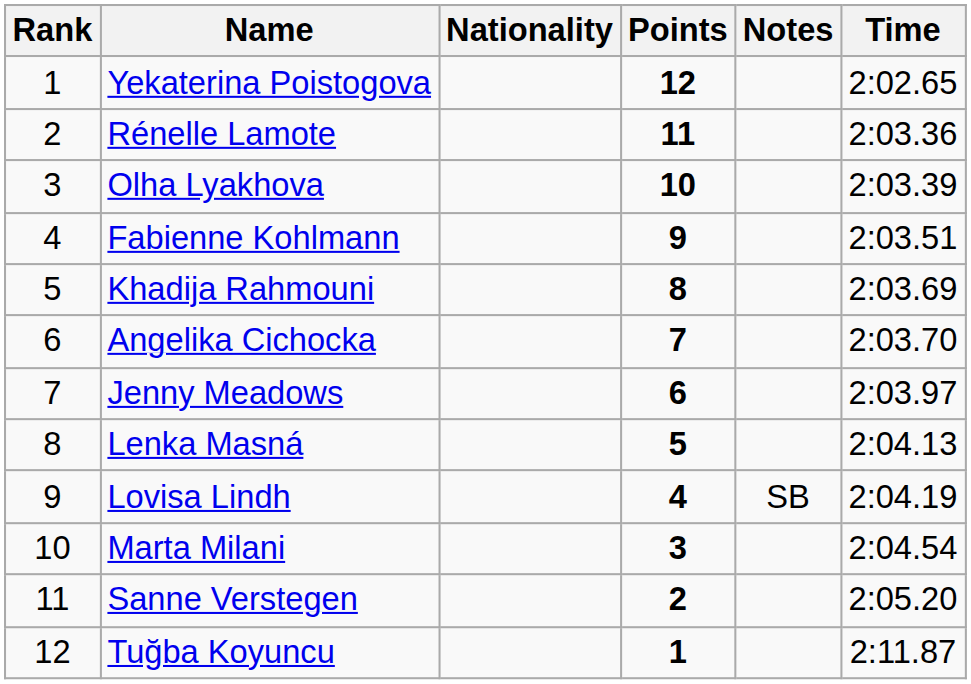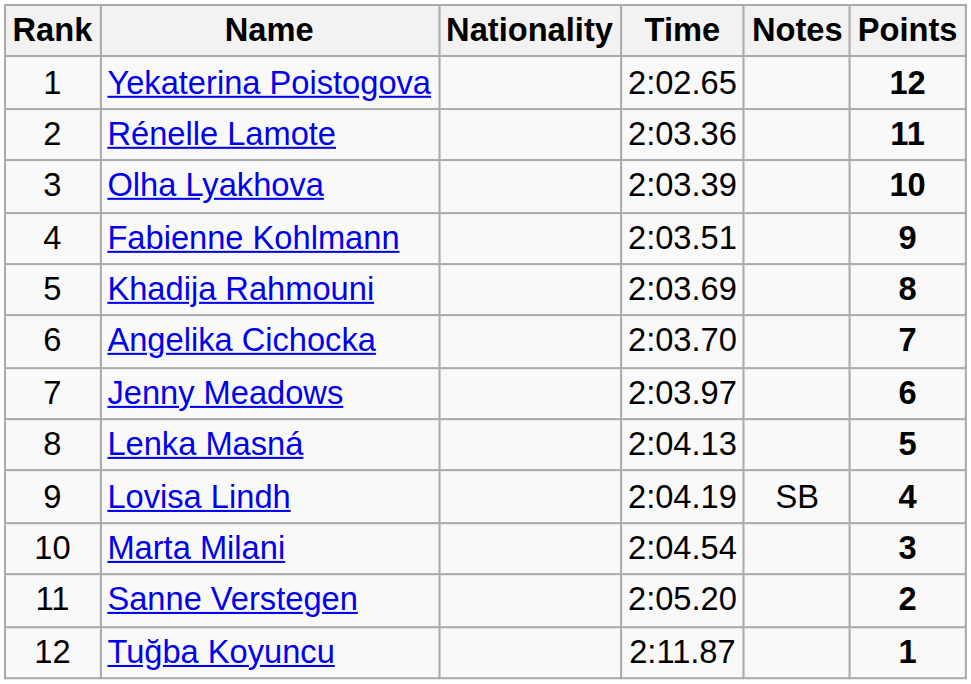columns swapped: (903, 30) <-> (678, 30)
